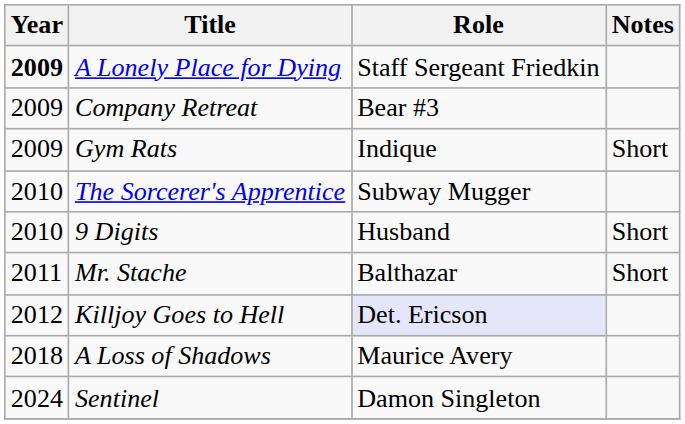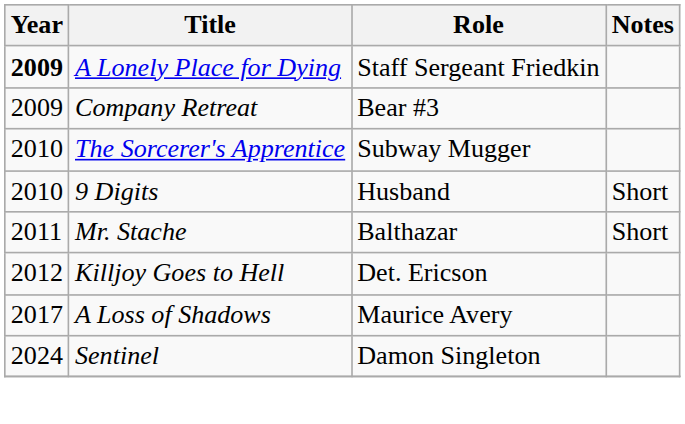- row: (126, 149)
(422, 314) lavender background -> (422, 273) no background
(37, 356) 2018 -> (37, 314) 2017
